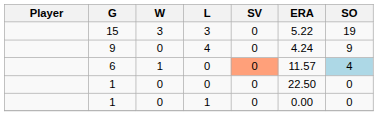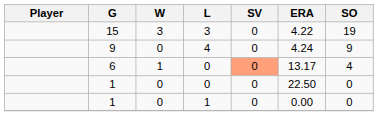(302, 31) 5.22 -> (302, 31) 4.22
(302, 66) 11.57 -> (302, 66) 13.17
(349, 66) lightblue background -> (349, 66) no background
